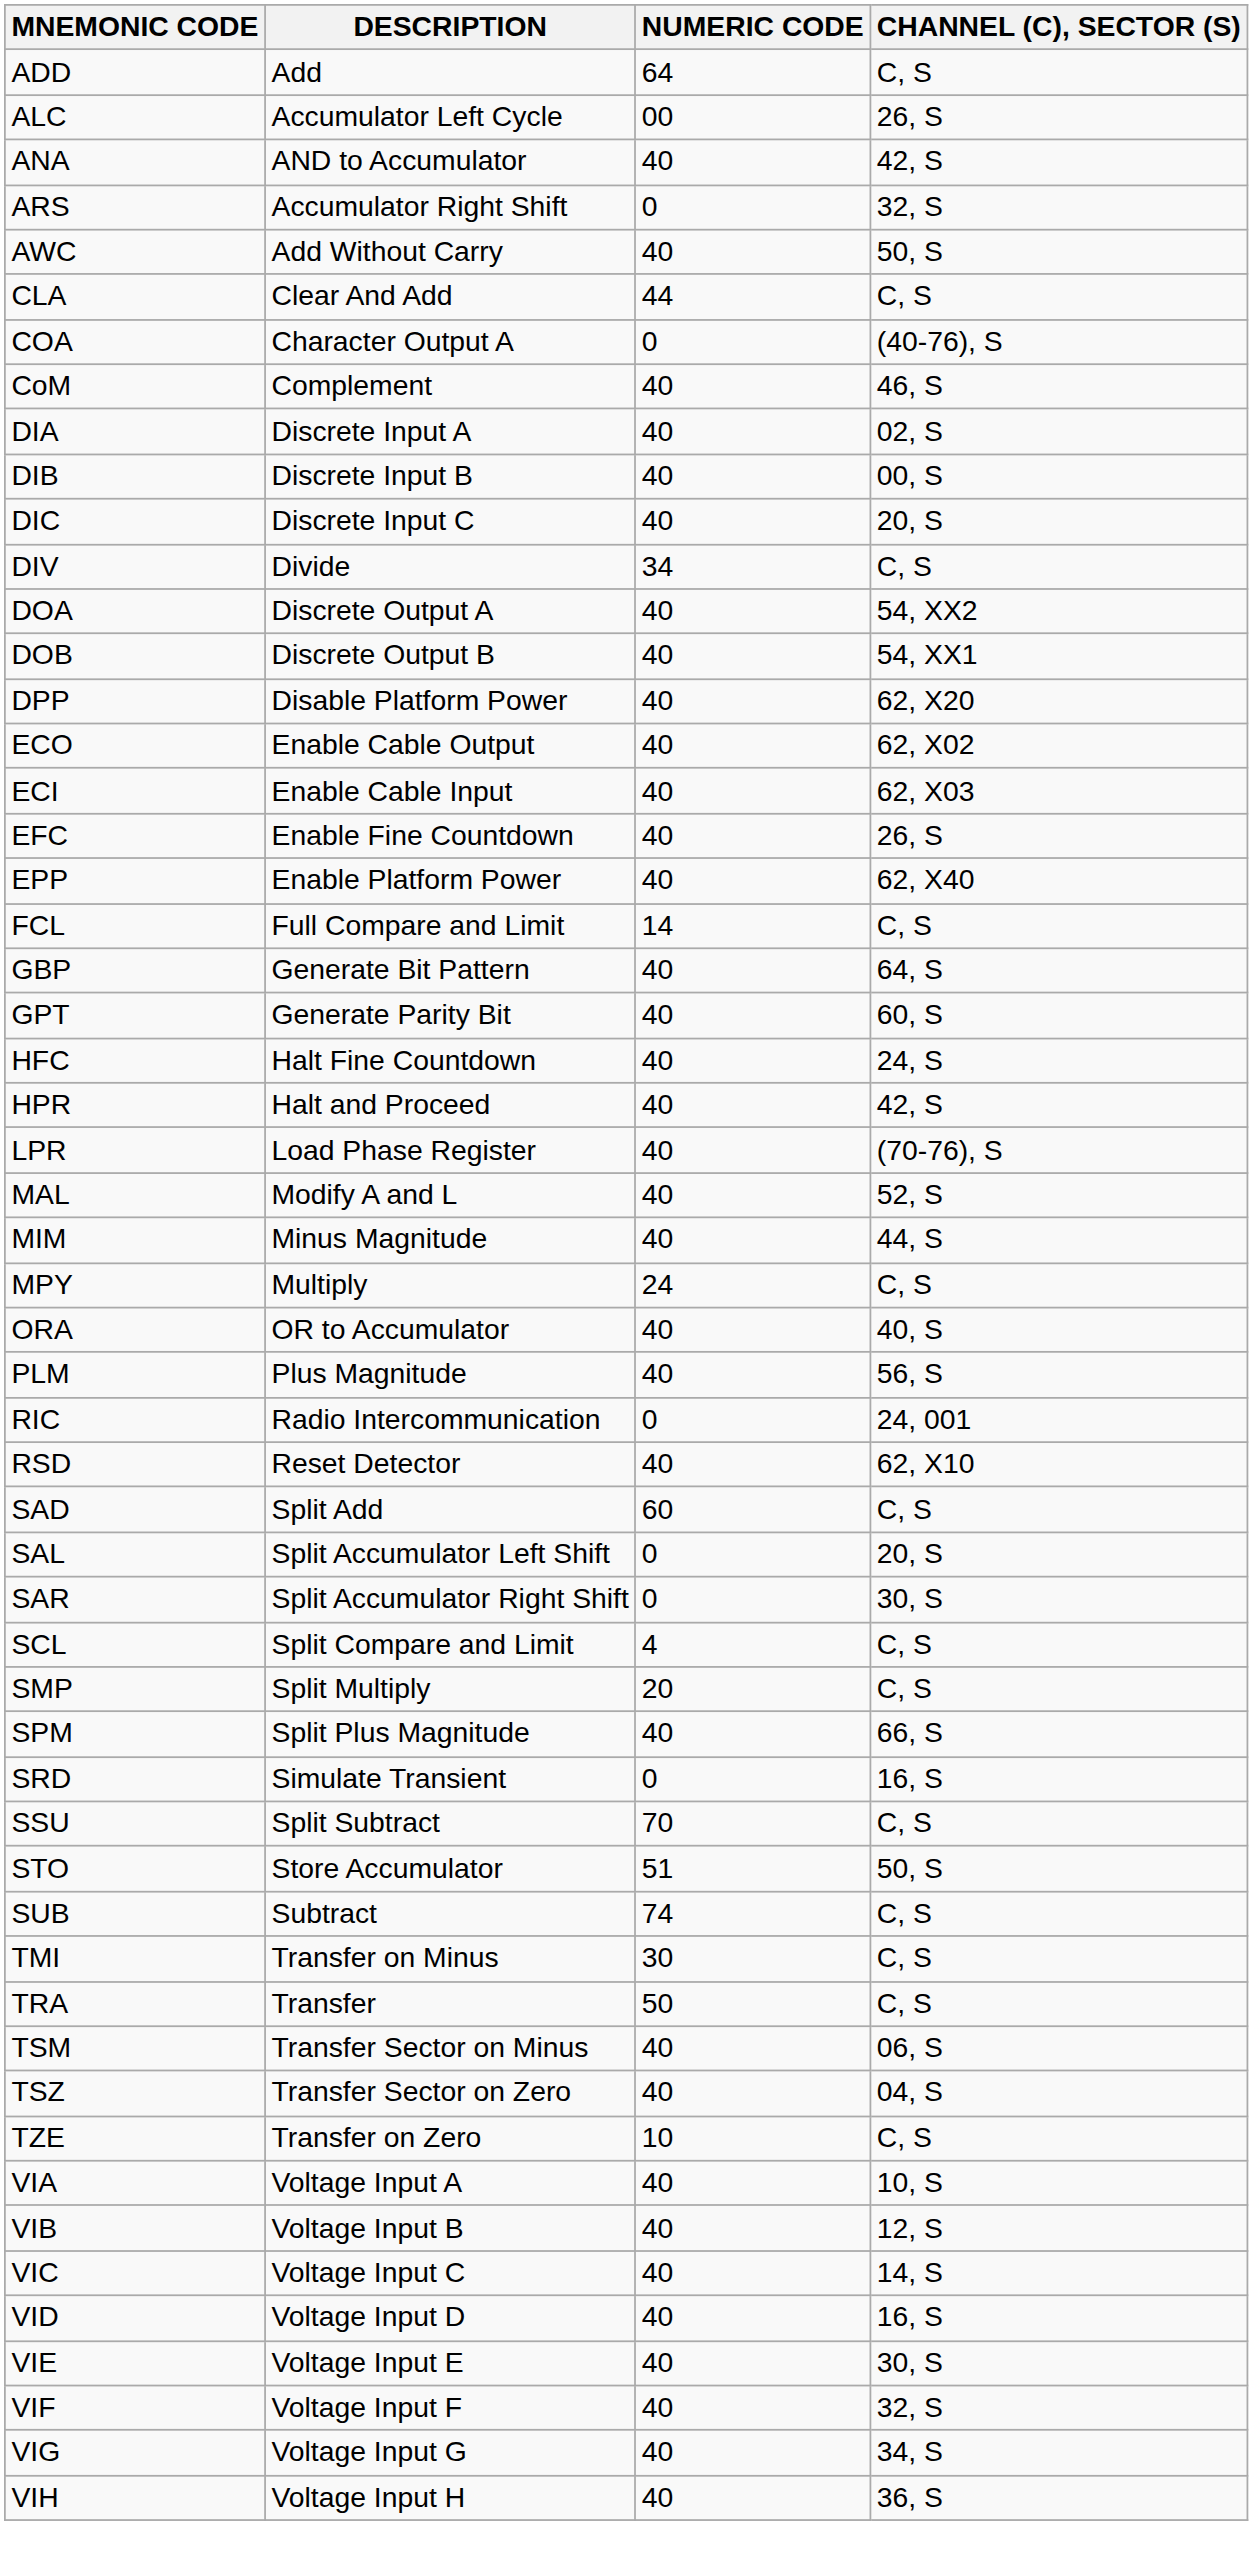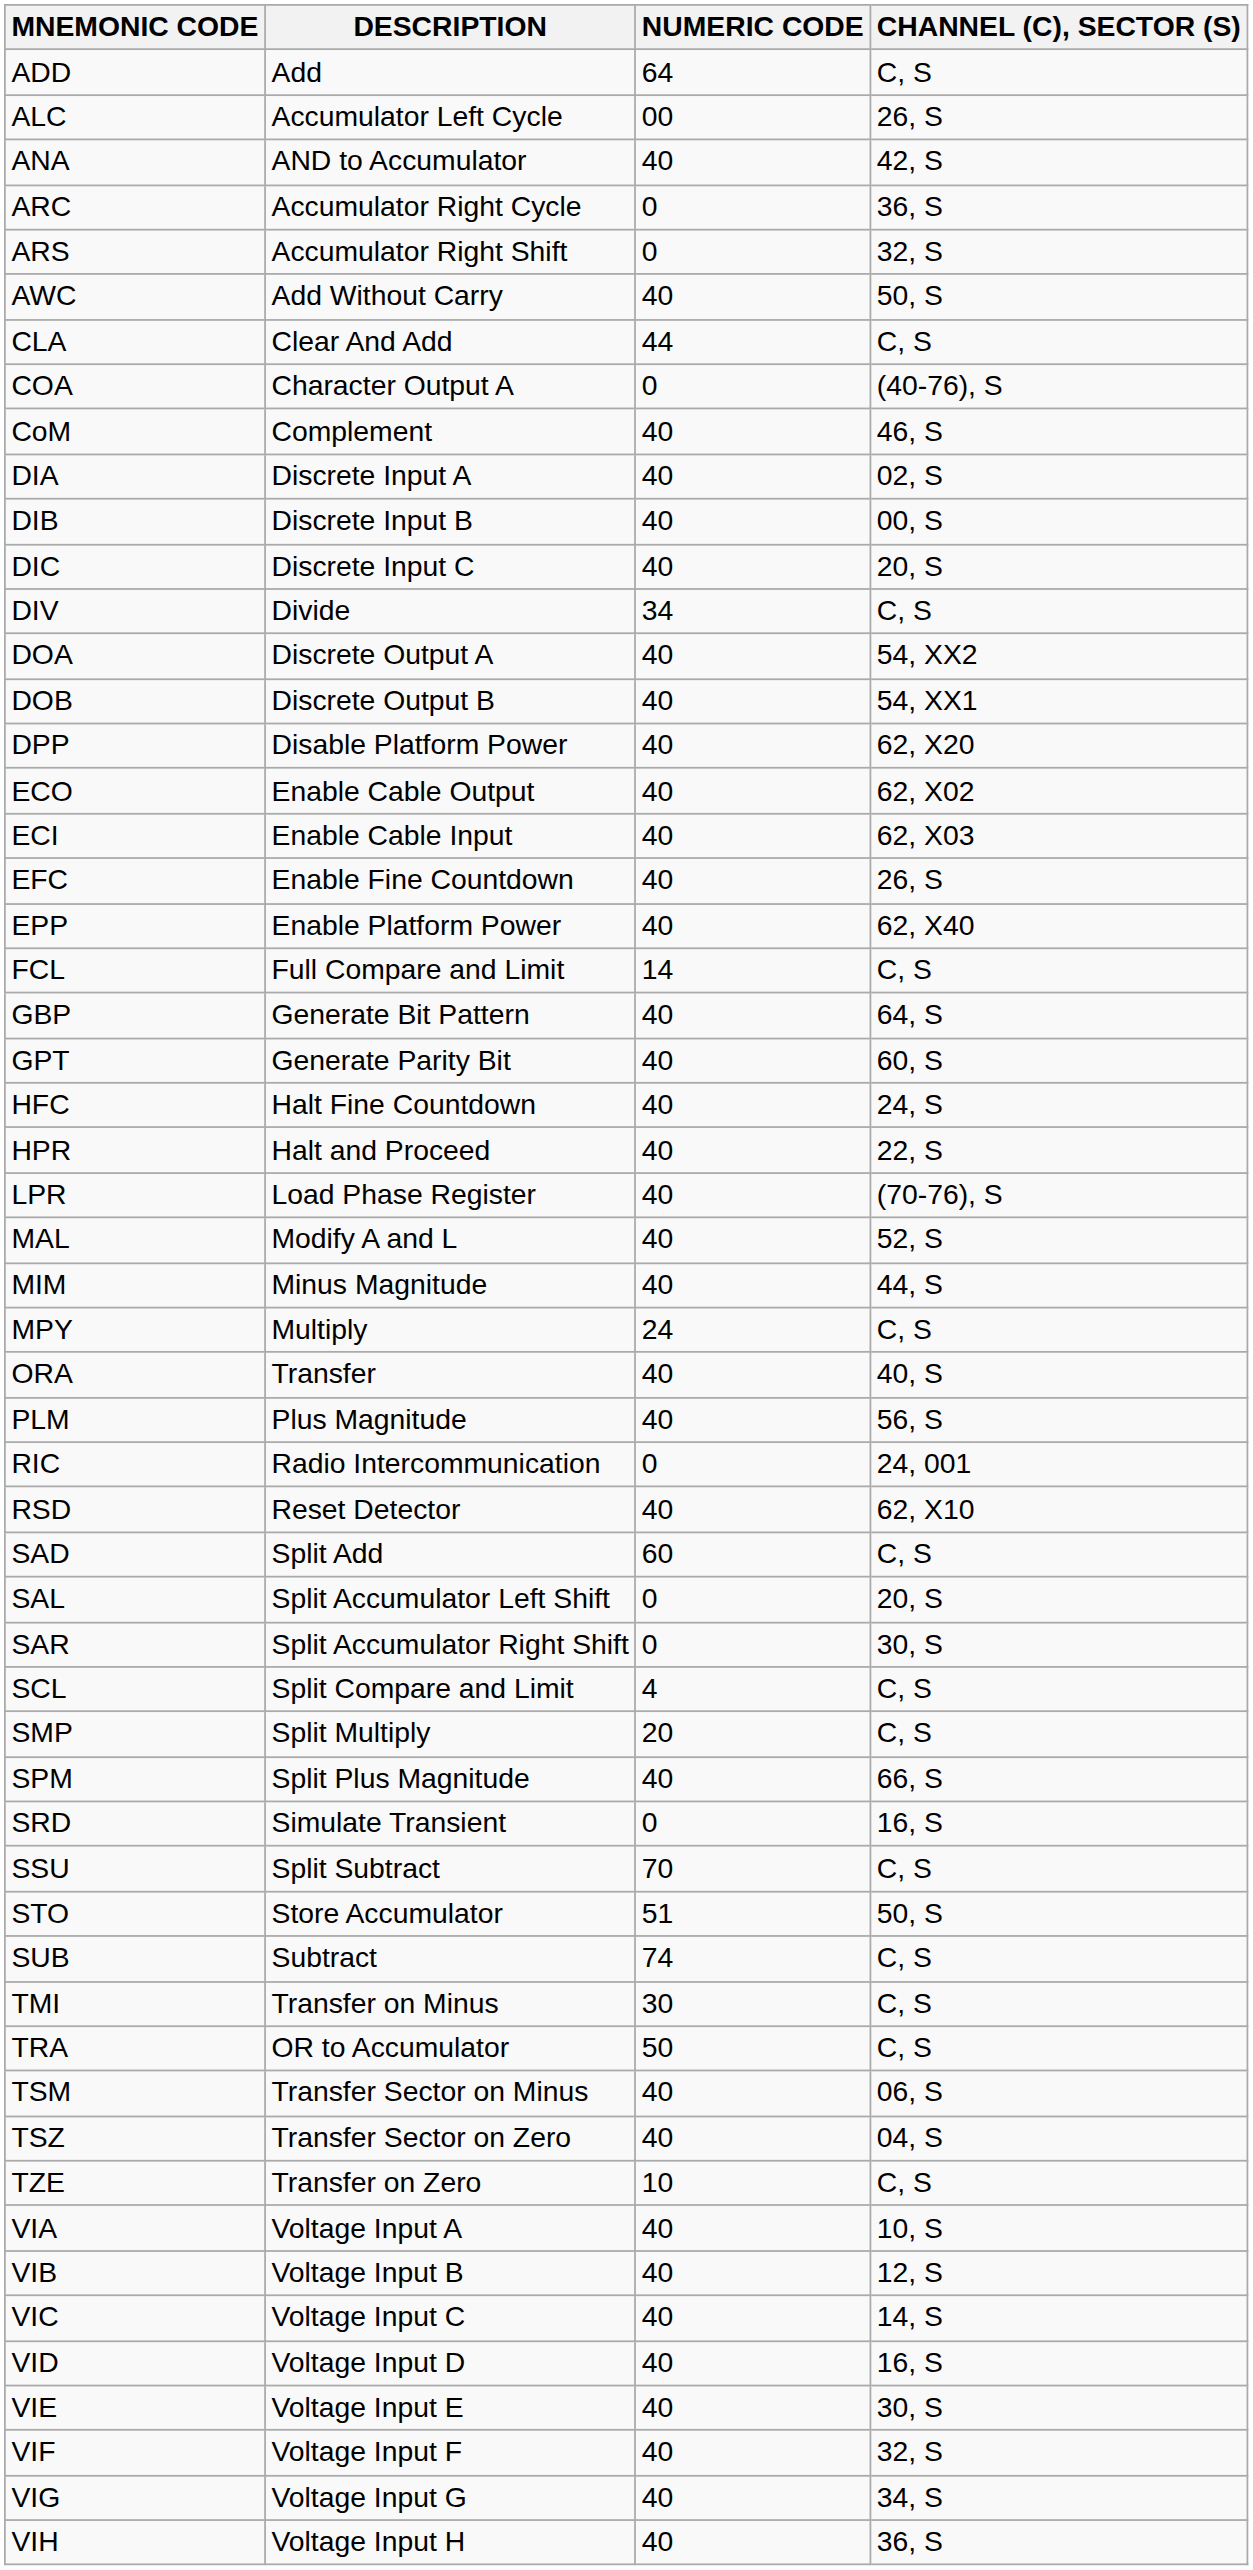+ row: (41, 206)
(910, 1104) 42, S -> (910, 1149) 22, S
(390, 1329) OR to Accumulator -> (324, 1374) Transfer
(324, 2003) Transfer -> (390, 2048) OR to Accumulator
